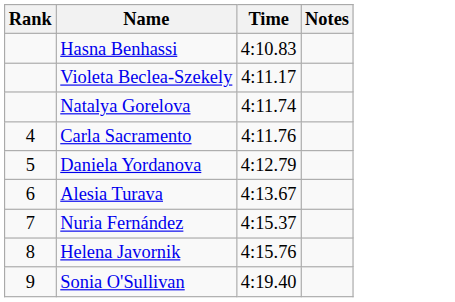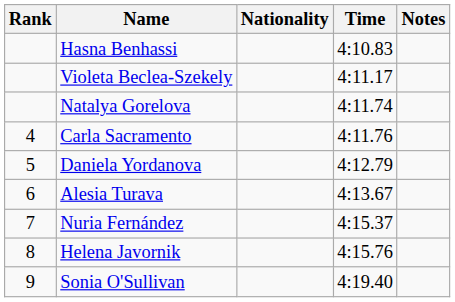+ column: (285, 19)
